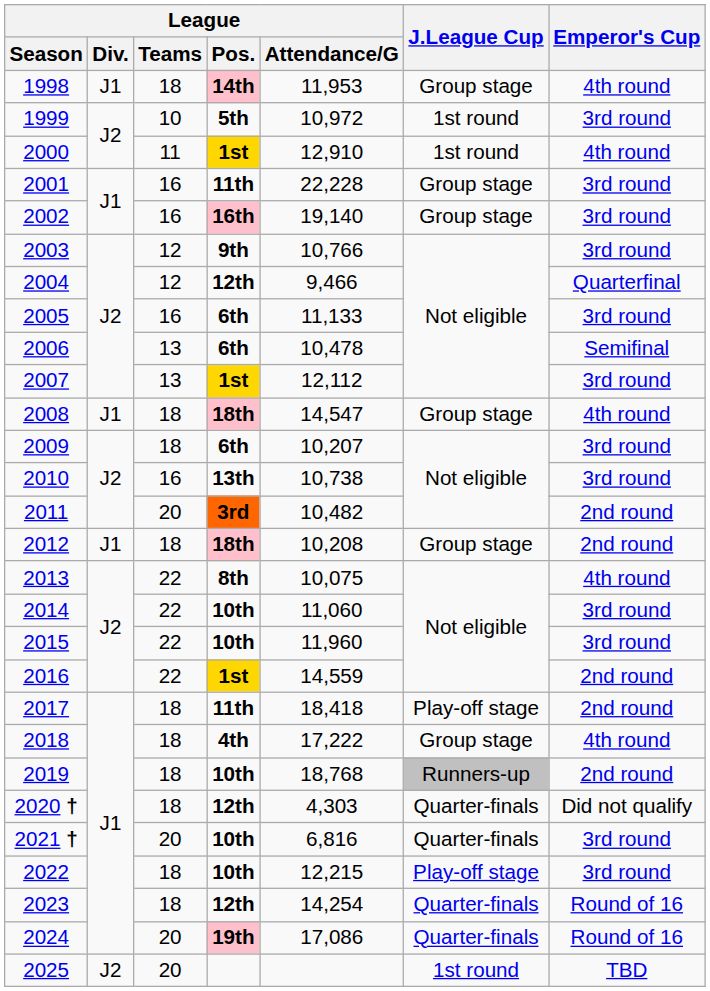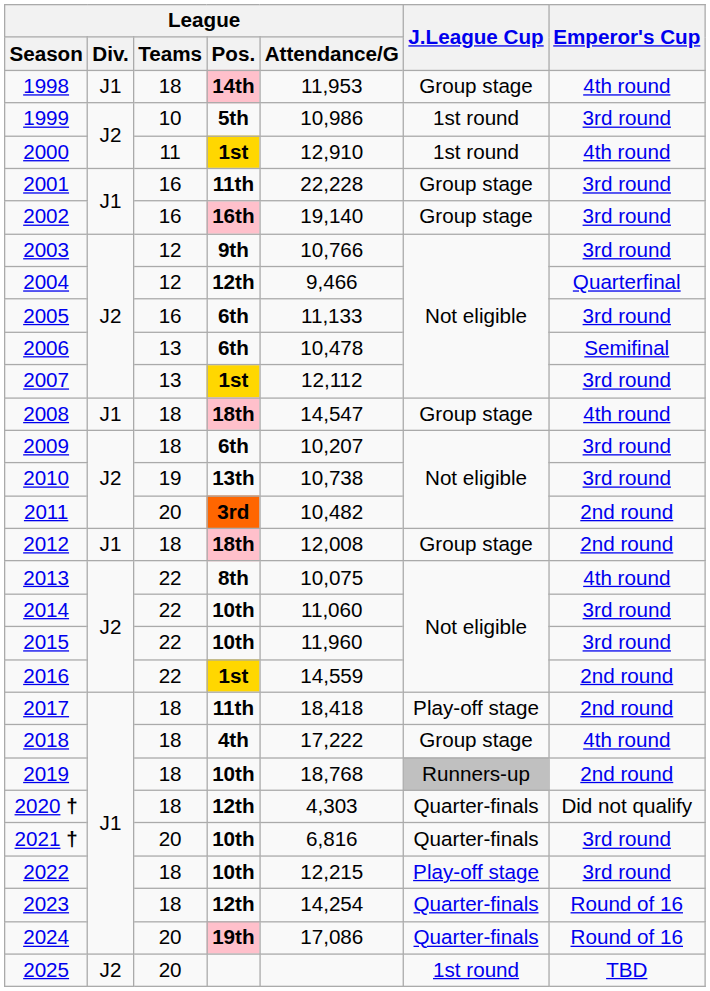(332, 119) 10,972 -> (332, 119) 10,986
(170, 479) 16 -> (170, 479) 19
(332, 544) 10,208 -> (332, 544) 12,008
